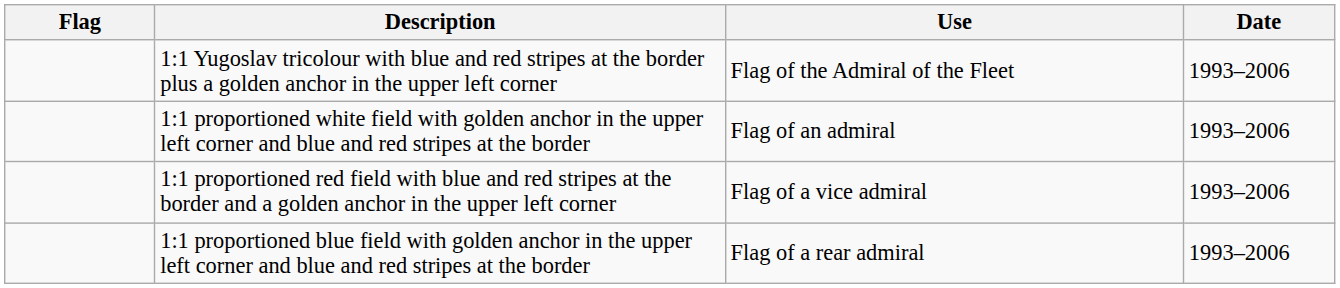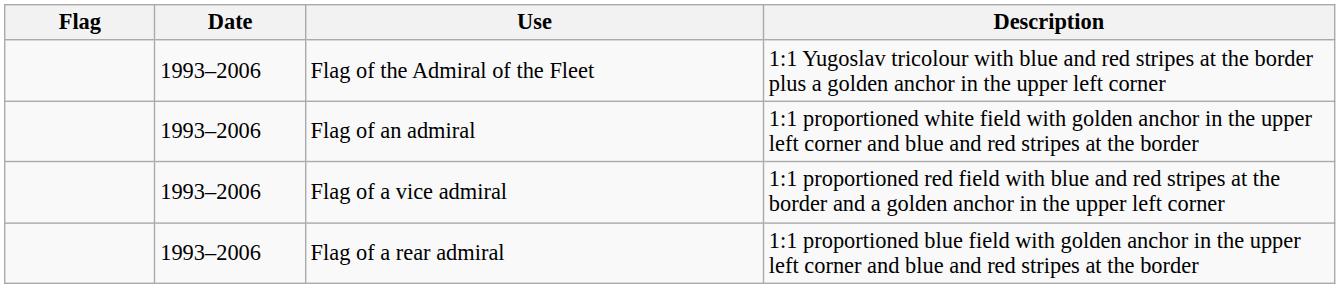columns swapped: (1259, 22) <-> (440, 22)
